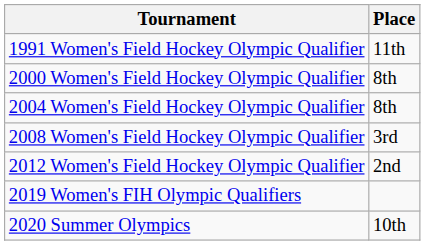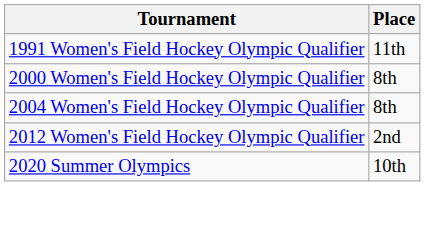- row: (187, 136)
- row: (155, 195)
